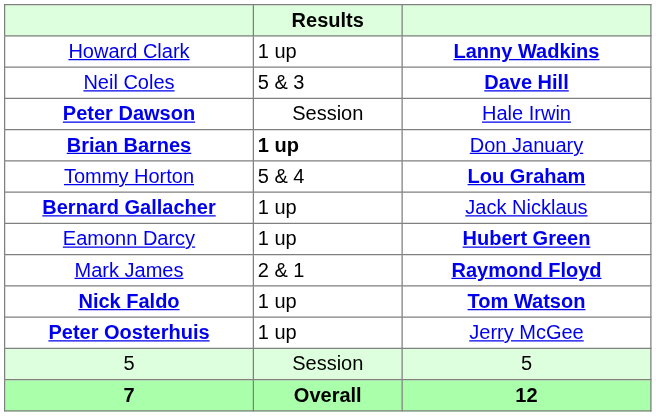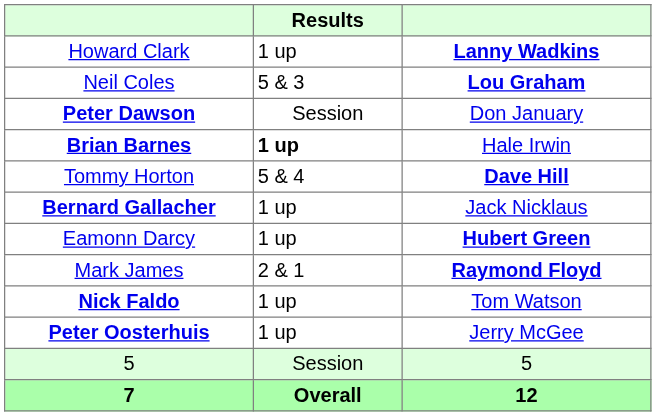(526, 82) Dave Hill -> (526, 82) Lou Graham
(526, 113) Hale Irwin -> (526, 113) Don January
(526, 145) Don January -> (526, 145) Hale Irwin
(526, 176) Lou Graham -> (526, 176) Dave Hill
(526, 301) bold -> (526, 301) normal
